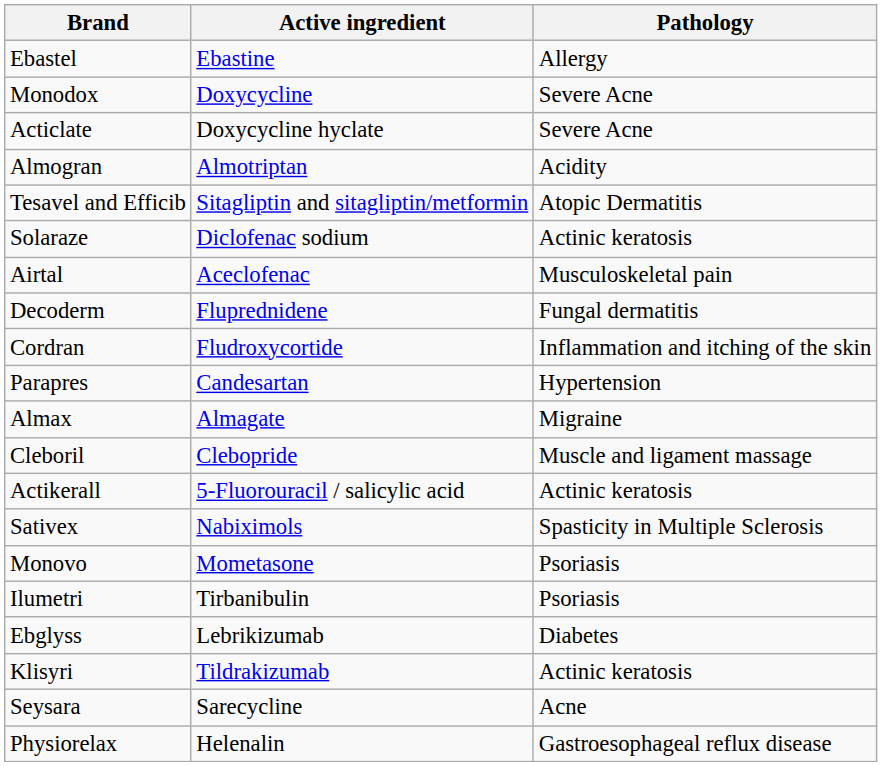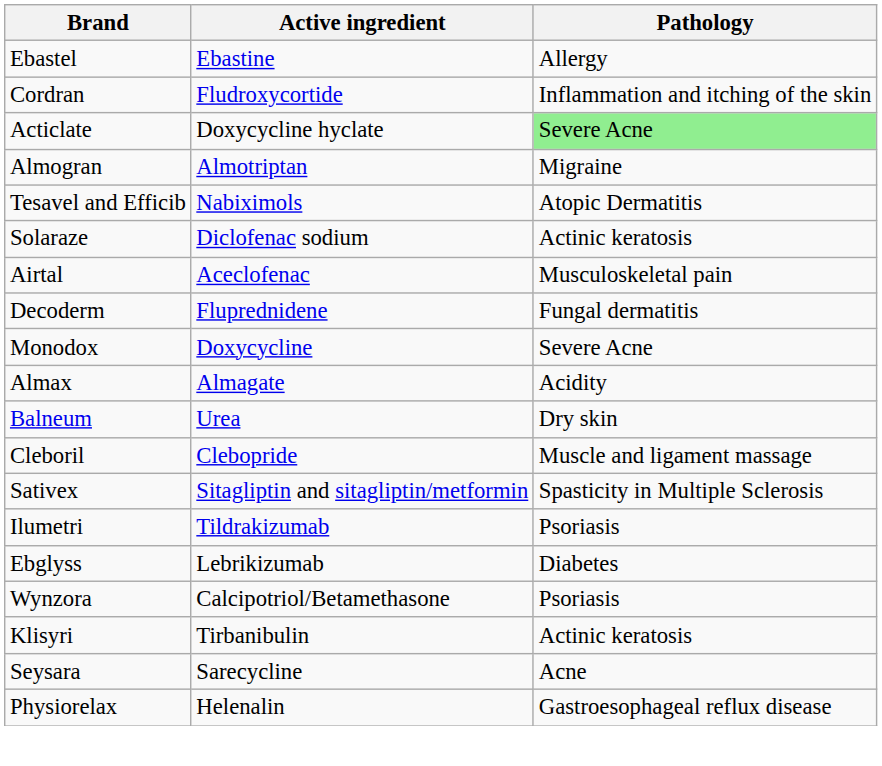rows swapped: (54, 94) <-> (47, 346)
(596, 130) no background -> (596, 130) lightgreen background
(573, 166) Acidity -> (580, 166) Migraine
(362, 202) Sitagliptin and sitagliptin/metformin -> (249, 202) Nabiximols
- row: (49, 382)
(580, 418) Migraine -> (573, 382) Acidity
+ row: (51, 418)
- row: (55, 490)
(249, 526) Nabiximols -> (362, 490) Sitagliptin and sitagliptin/metformin
- row: (48, 563)
(253, 599) Tirbanibulin -> (263, 526) Tildrakizumab
+ row: (51, 599)
(263, 671) Tildrakizumab -> (253, 635) Tirbanibulin
